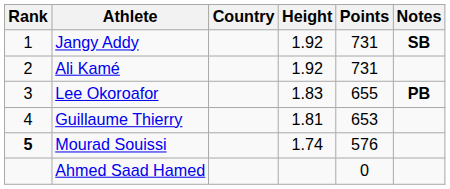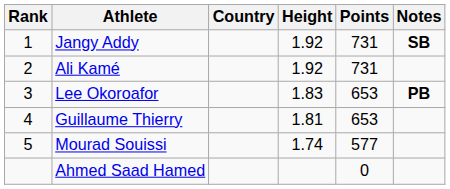(364, 94) 655 -> (364, 94) 653
(28, 145) bold -> (28, 145) normal
(364, 145) 576 -> (364, 145) 577
